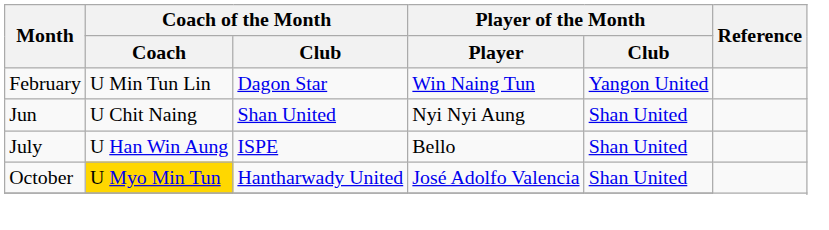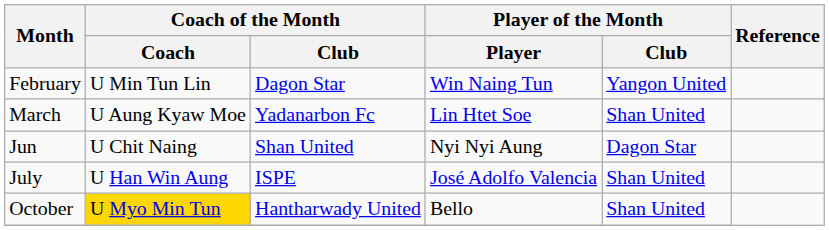+ row: (35, 114)
(638, 114) Shan United -> (651, 146) Dagon Star
(434, 146) Bello -> (514, 177) José Adolfo Valencia
(496, 177) José Adolfo Valencia -> (452, 209) Bello
